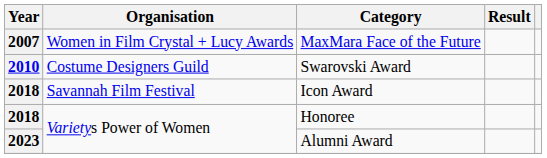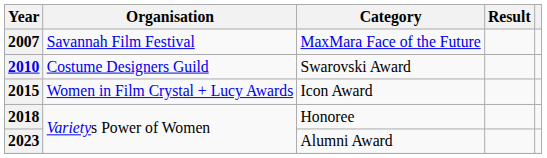(170, 41) Women in Film Crystal + Lucy Awards -> (121, 41) Savannah Film Festival
(24, 91) 2018 -> (24, 91) 2015
(121, 91) Savannah Film Festival -> (170, 91) Women in Film Crystal + Lucy Awards
